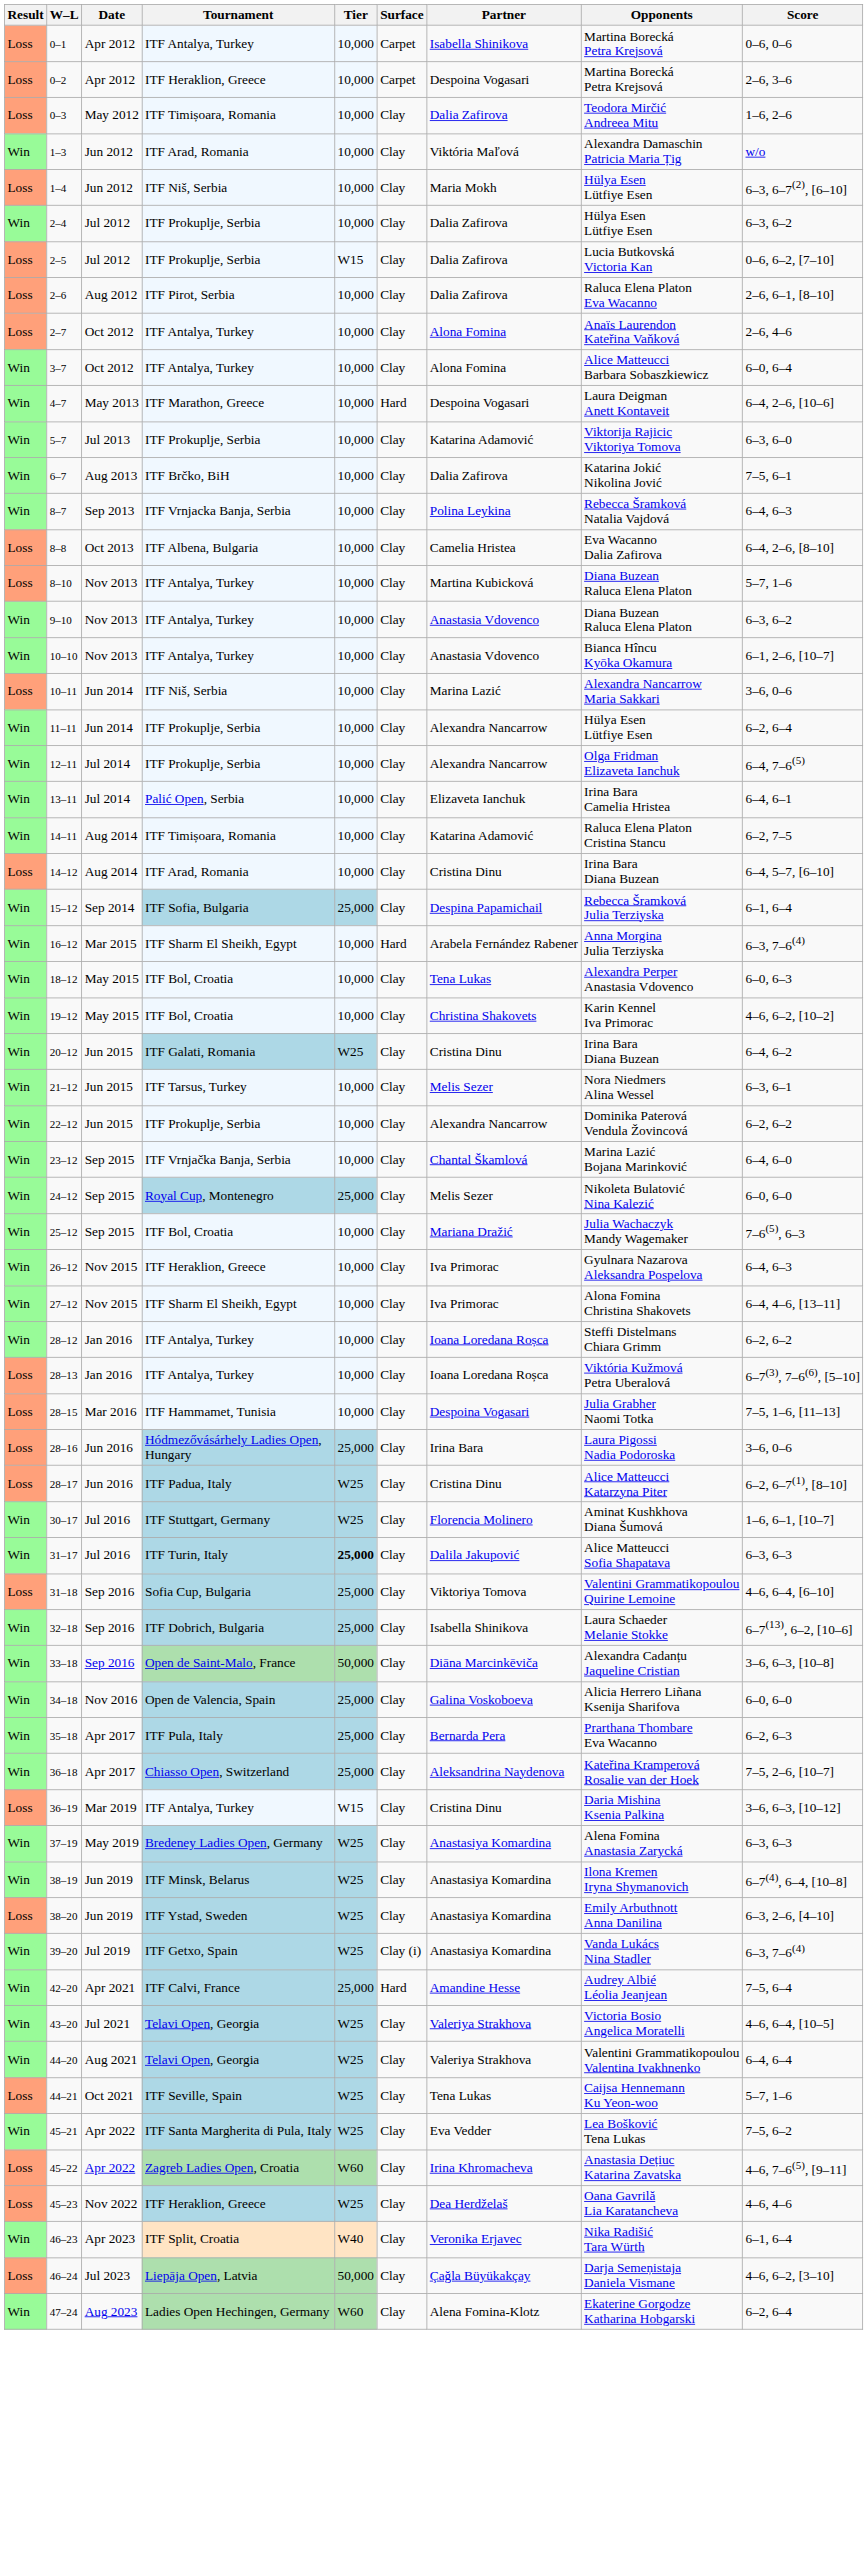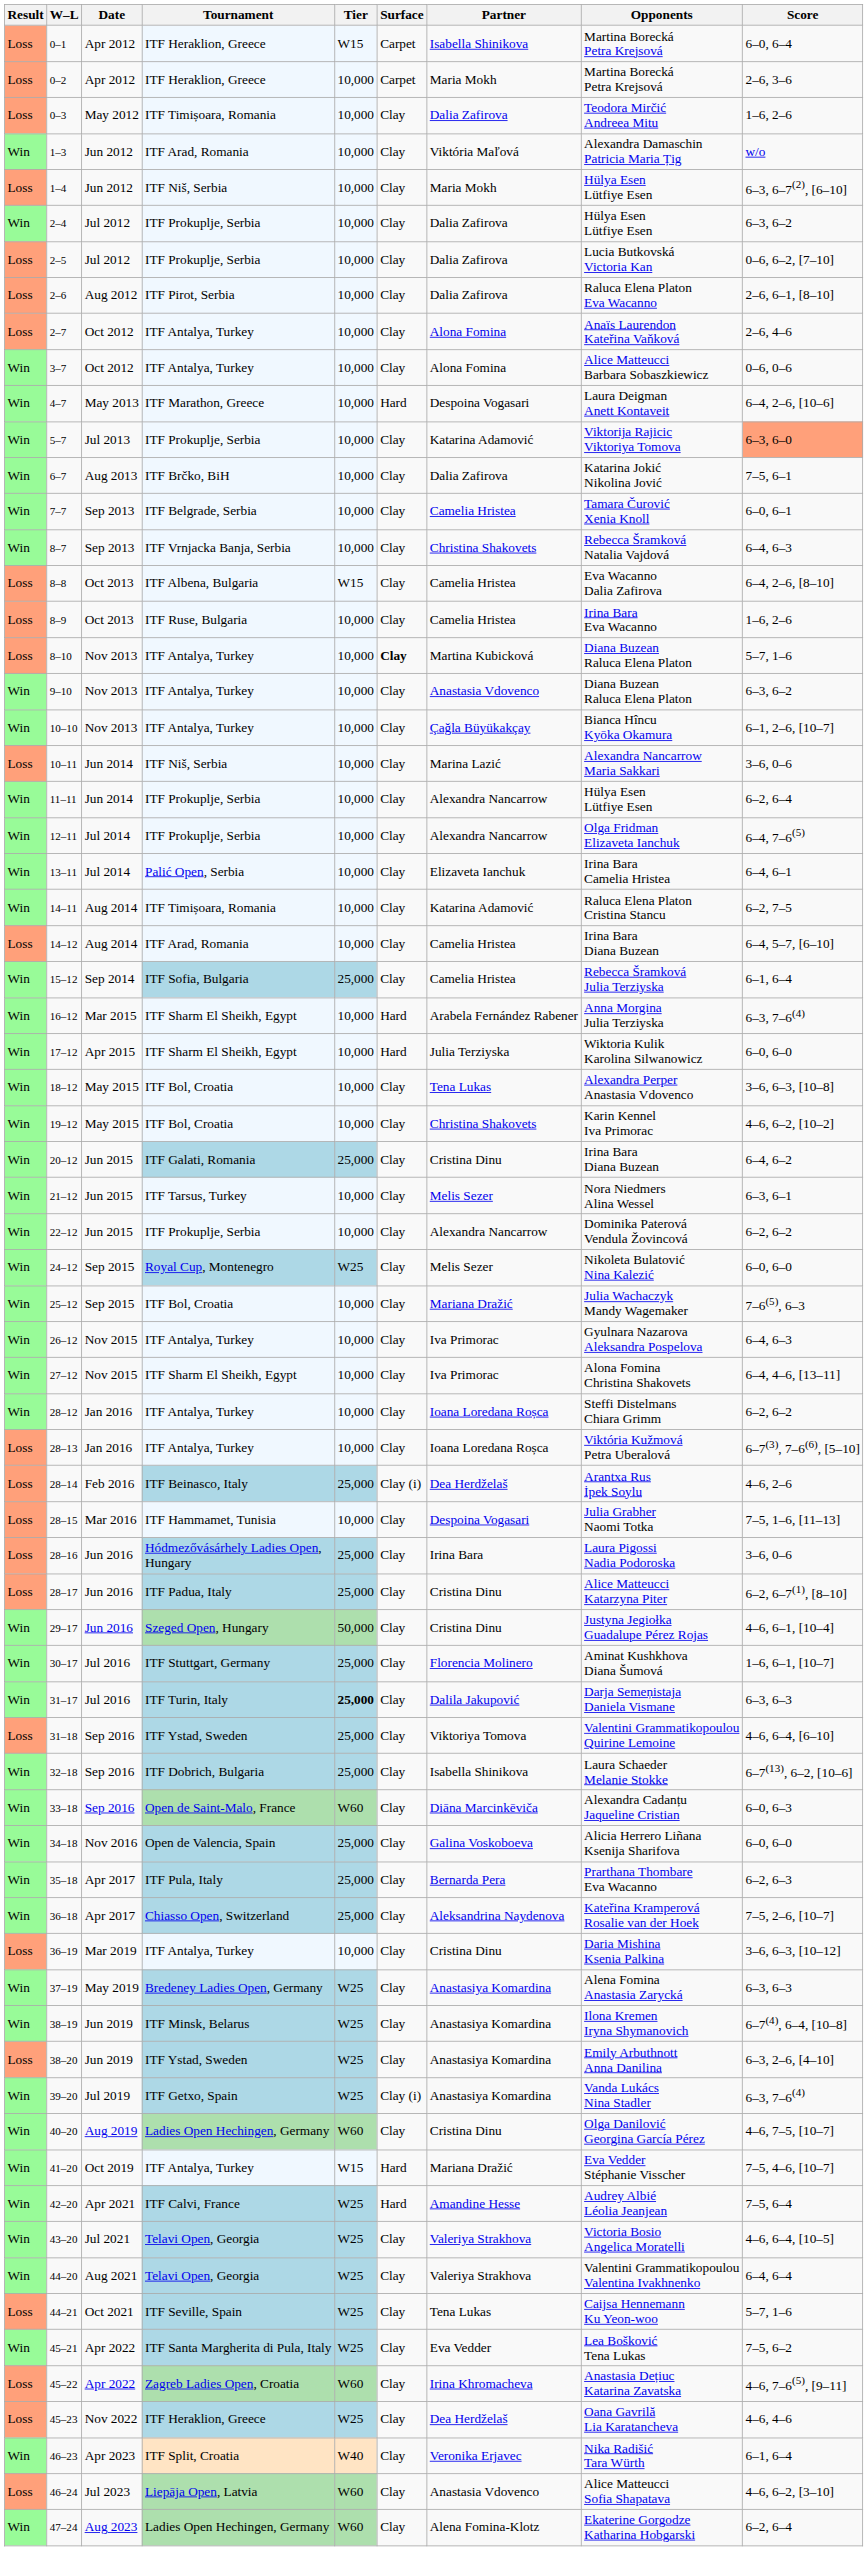(199, 43) ITF Antalya, Turkey -> (205, 43) ITF Heraklion, Greece
(356, 43) 10,000 -> (350, 43) W15
(769, 43) 0–6, 0–6 -> (769, 43) 6–0, 6–4
(480, 79) Despoina Vogasari -> (463, 79) Maria Mokh
(350, 259) W15 -> (356, 259) 10,000
(769, 367) 6–0, 6–4 -> (769, 367) 0–6, 0–6
(769, 439) no background -> (769, 439) lightsalmon background
+ row: (58, 512)
(470, 511) Polina Leykina -> (483, 547) Christina Shakovets
(356, 547) 10,000 -> (350, 583) W15
+ row: (58, 620)
(393, 583) normal -> (393, 655) bold
(484, 655) Anastasia Vdovenco -> (480, 727) Çağla Büyükakçay
(466, 871) Cristina Dinu -> (473, 943) Camelia Hristea
(486, 907) Despina Papamichail -> (473, 979) Camelia Hristea
+ row: (64, 1052)
(769, 979) 6–0, 6–3 -> (790, 1087) 3–6, 6–3, [10–8]
(350, 1051) W25 -> (356, 1159) 25,000
- row: (64, 1160)
(356, 1195) 25,000 -> (350, 1267) W25
(205, 1267) ITF Heraklion, Greece -> (199, 1339) ITF Antalya, Turkey
+ row: (64, 1484)
(350, 1483) W25 -> (356, 1591) 25,000
+ row: (64, 1628)
(350, 1519) W25 -> (356, 1663) 25,000
(627, 1555) Alice Matteucci Sofia Shapatava -> (633, 1699) Darja Semeņistaja Daniela Vismane
(198, 1591) Sofia Cup, Bulgaria -> (196, 1735) ITF Ystad, Sweden
(356, 1663) 50,000 -> (350, 1807) W60
(790, 1663) 3–6, 6–3, [10–8] -> (769, 1807) 6–0, 6–3
(350, 1807) W15 -> (356, 1951) 10,000
+ row: (64, 2132)
+ row: (64, 2168)
(356, 1987) 25,000 -> (350, 2203) W25
(356, 2275) 50,000 -> (350, 2491) W60
(480, 2275) Çağla Büyükakçay -> (484, 2491) Anastasia Vdovenco
(633, 2275) Darja Semeņistaja Daniela Vismane -> (627, 2491) Alice Matteucci Sofia Shapatava
